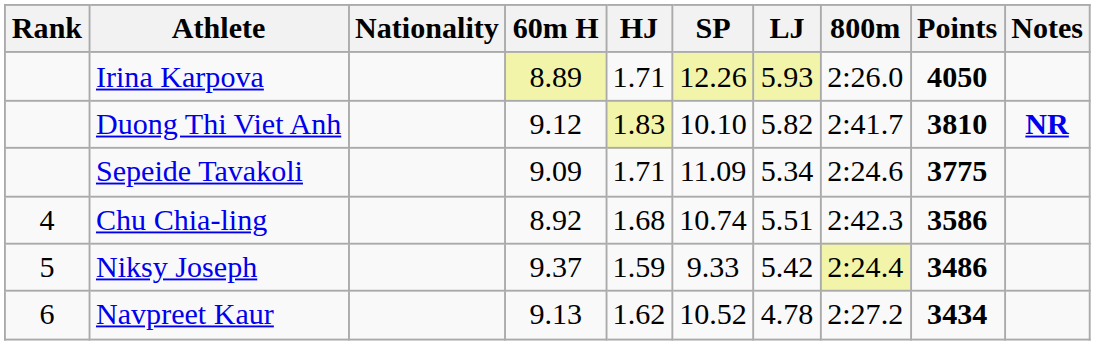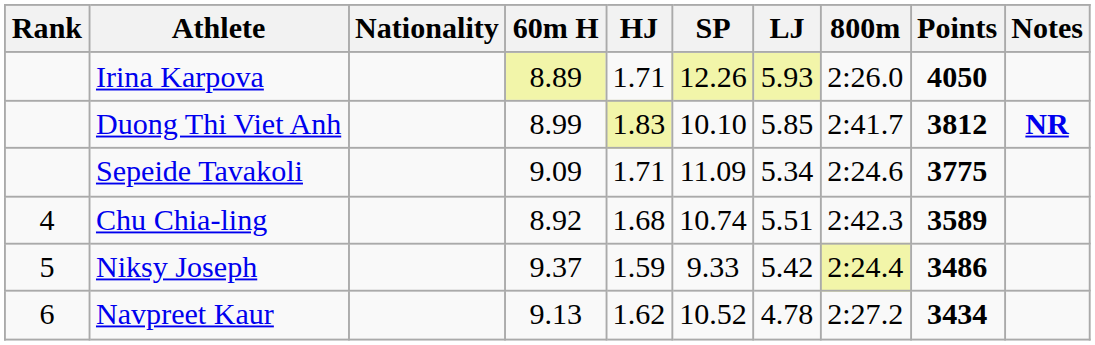(556, 123) 9.12 -> (556, 123) 8.99
(787, 123) 5.82 -> (787, 123) 5.85
(957, 123) 3810 -> (957, 123) 3812
(957, 219) 3586 -> (957, 219) 3589
